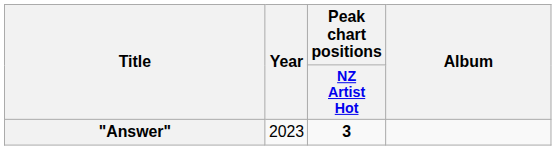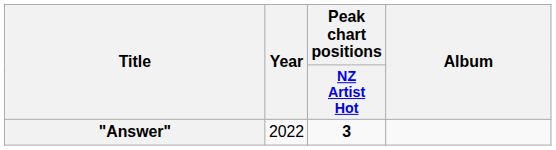(287, 132) 2023 -> (287, 132) 2022
